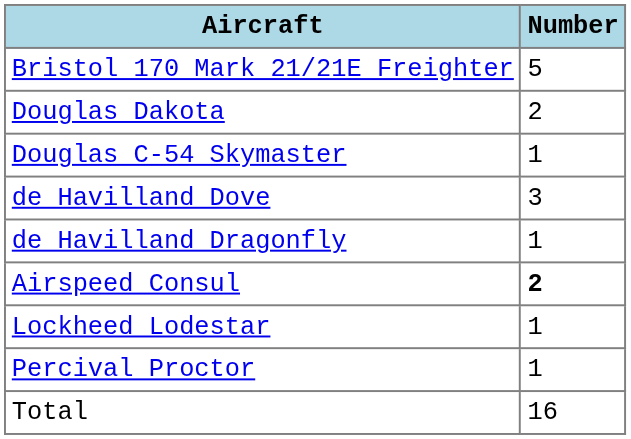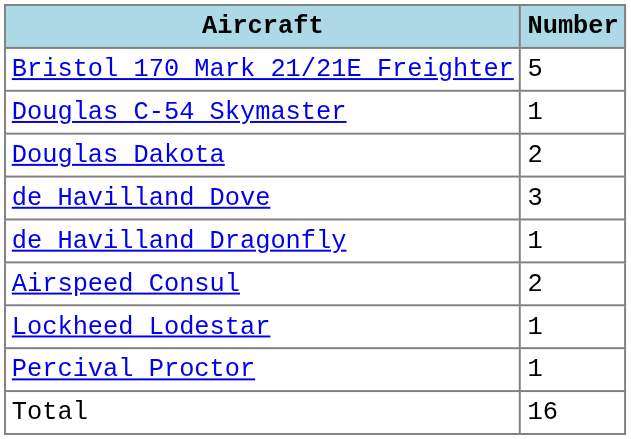rows swapped: (179, 155) <-> (118, 112)
(535, 284) bold -> (535, 284) normal
